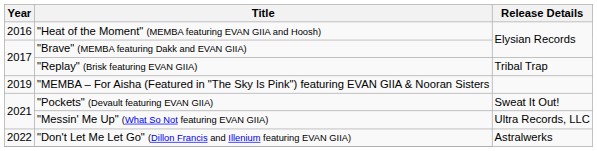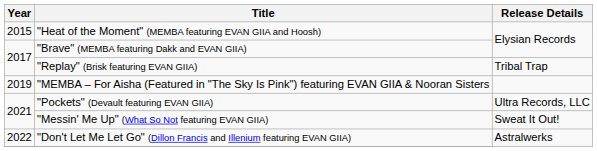(19, 31) 2016 -> (19, 31) 2015
(527, 102) Sweat It Out! -> (542, 102) Ultra Records, LLC
(542, 119) Ultra Records, LLC -> (527, 119) Sweat It Out!
